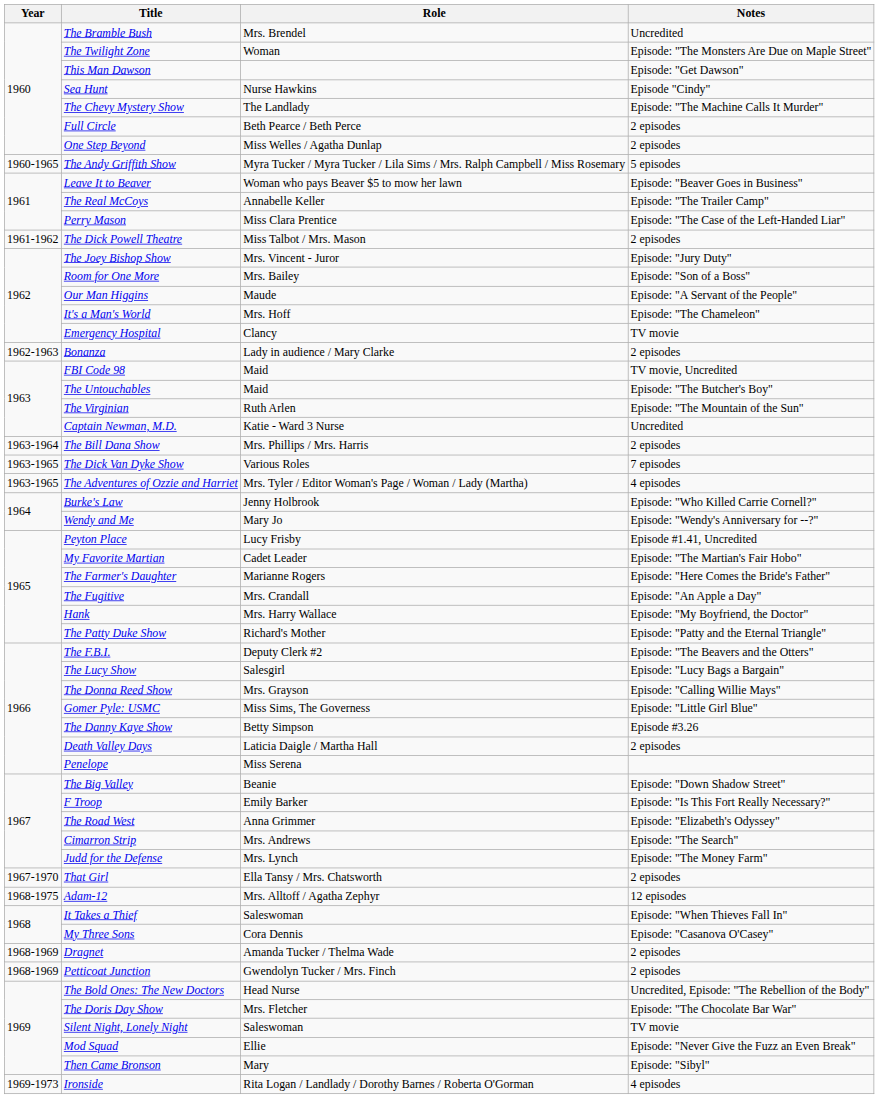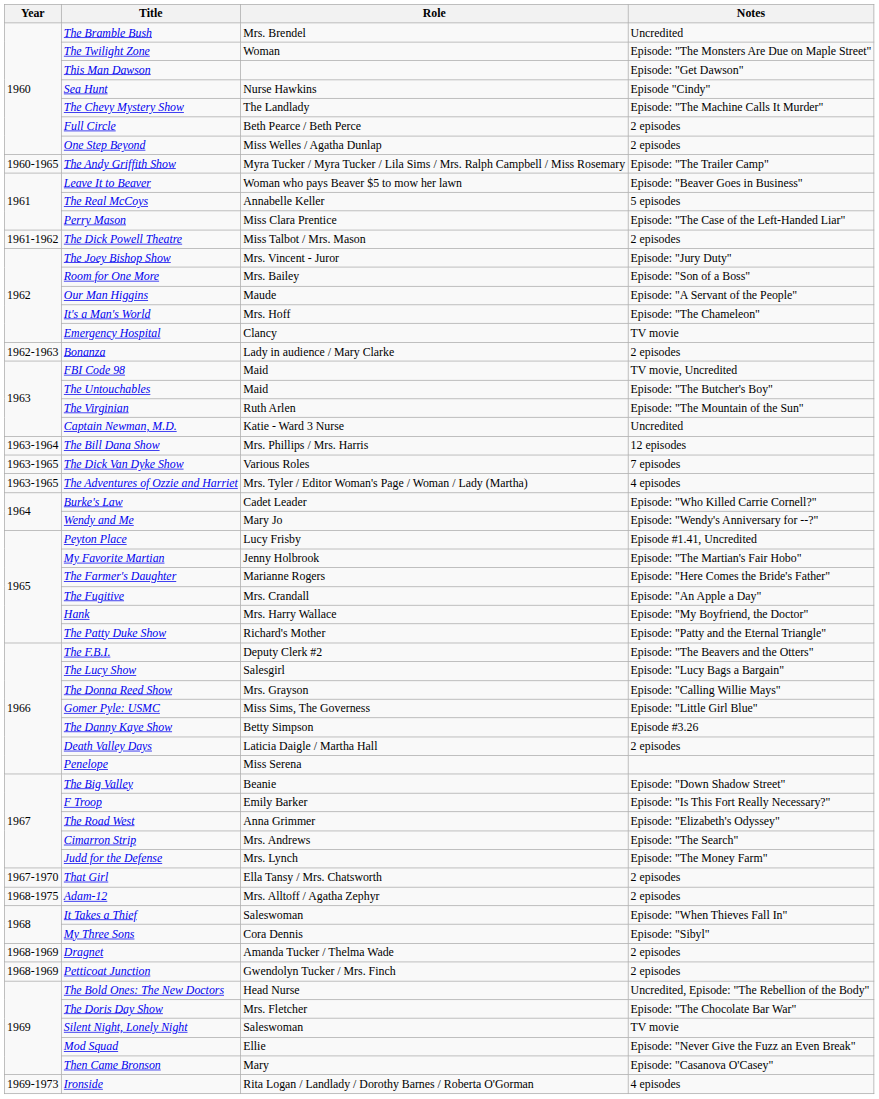(655, 164) 5 episodes -> (700, 164) Episode: "The Trailer Camp"
(700, 201) Episode: "The Trailer Camp" -> (655, 201) 5 episodes
(655, 445) 2 episodes -> (658, 445) 12 episodes
(281, 502) Jenny Holbrook -> (275, 502) Cadet Leader
(275, 558) Cadet Leader -> (281, 558) Jenny Holbrook
(658, 896) 12 episodes -> (655, 896) 2 episodes
(702, 933) Episode: "Casanova O'Casey" -> (670, 933) Episode: "Sibyl"
(670, 1065) Episode: "Sibyl" -> (702, 1065) Episode: "Casanova O'Casey"
